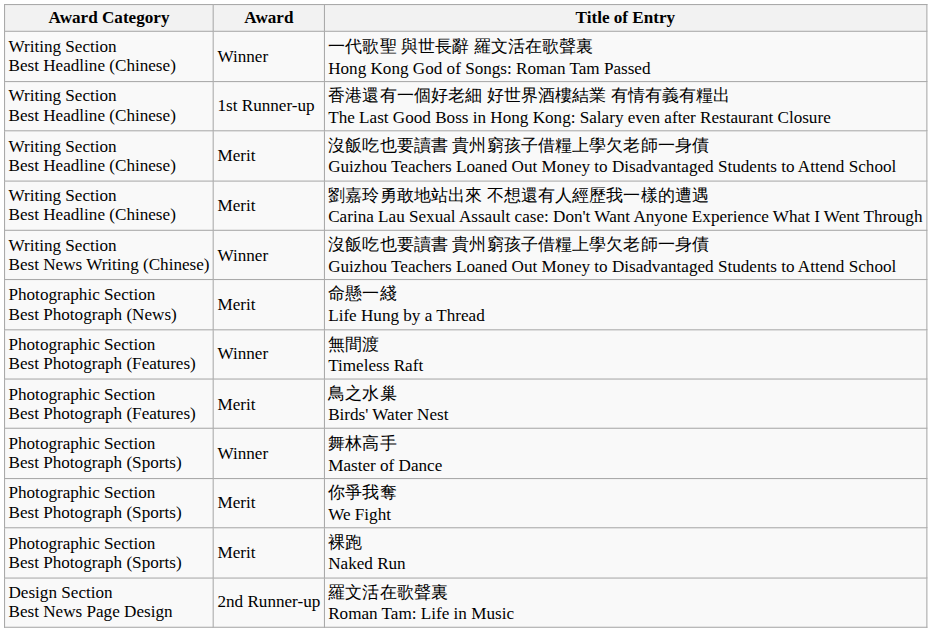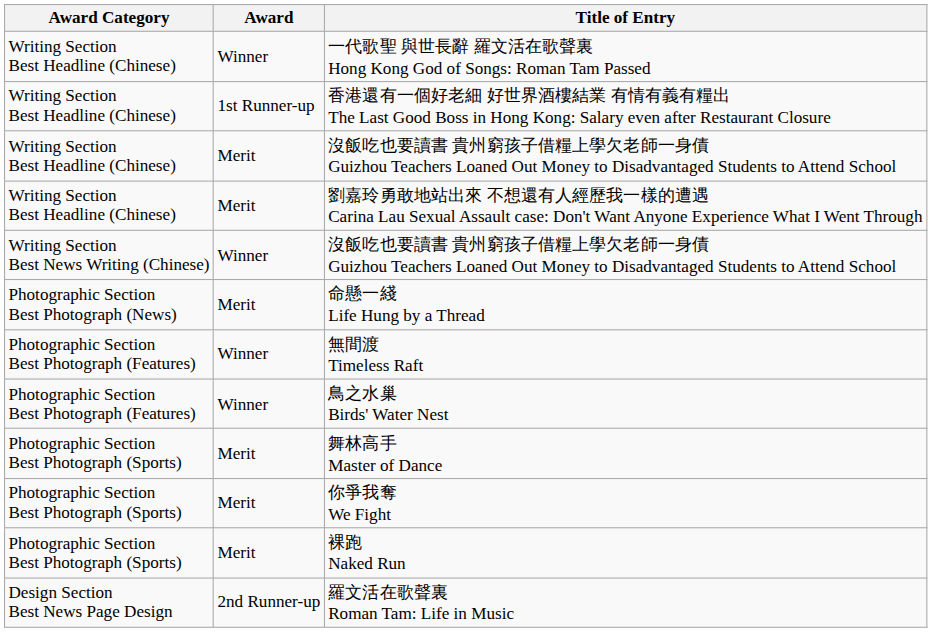(236, 403) Merit -> (243, 403) Winner
(243, 453) Winner -> (236, 453) Merit
